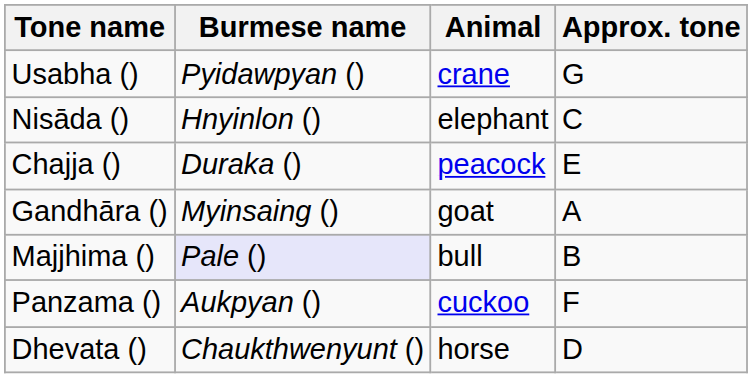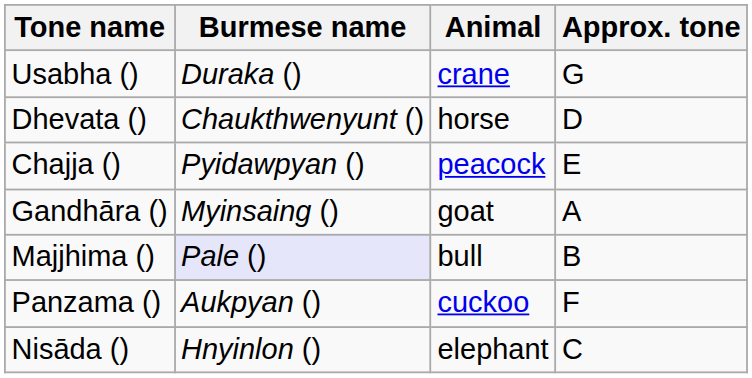(273, 73) Pyidawpyan () -> (241, 73) Duraka ()
rows swapped: (79, 348) <-> (70, 119)
(241, 165) Duraka () -> (273, 165) Pyidawpyan ()
